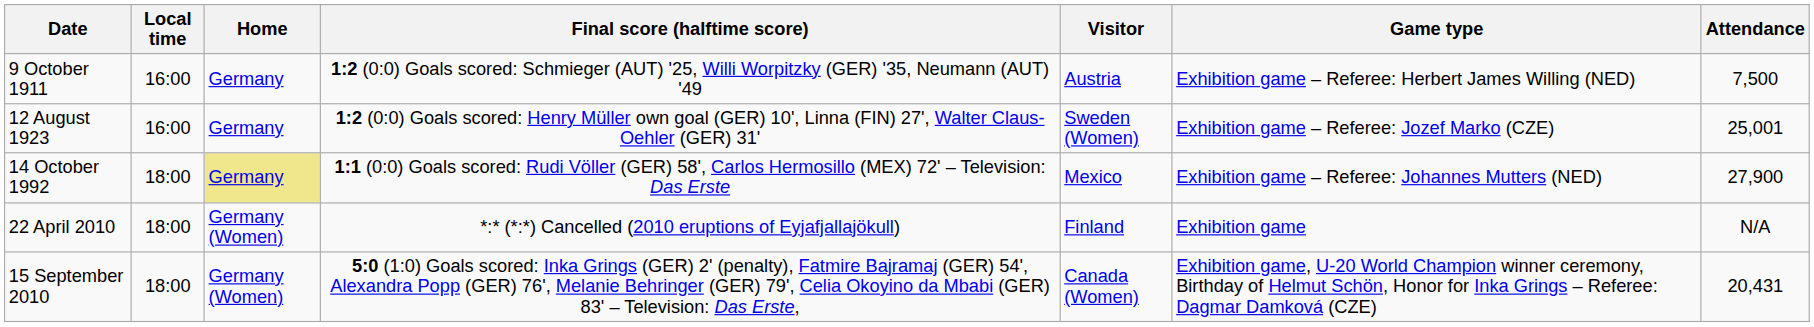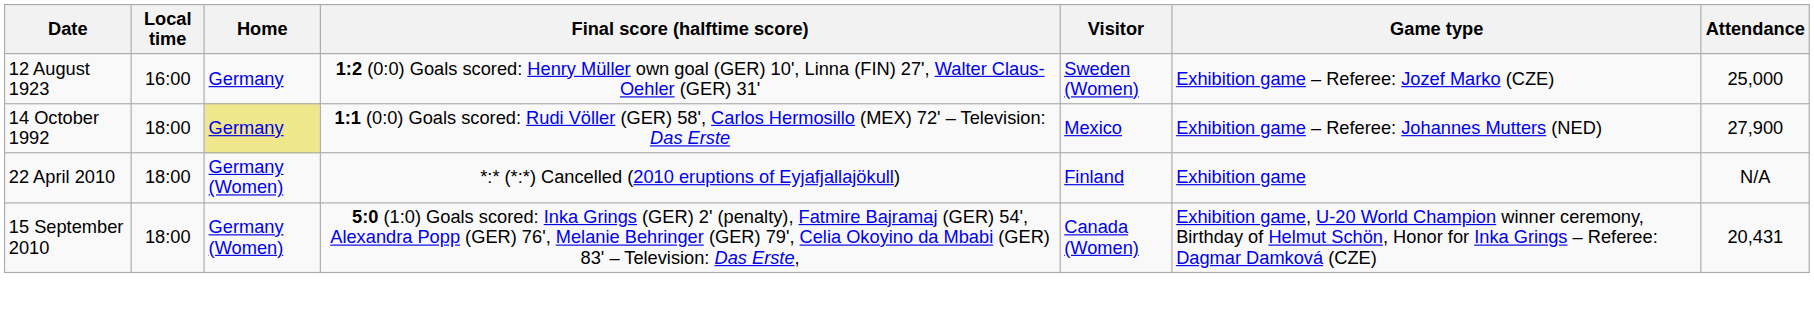- row: (49, 78)
(1755, 128) 25,001 -> (1755, 78) 25,000
